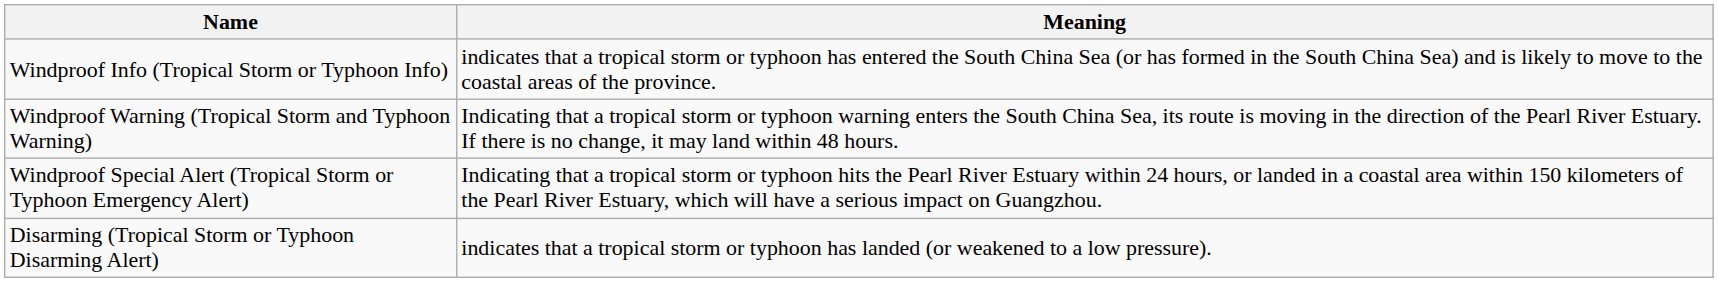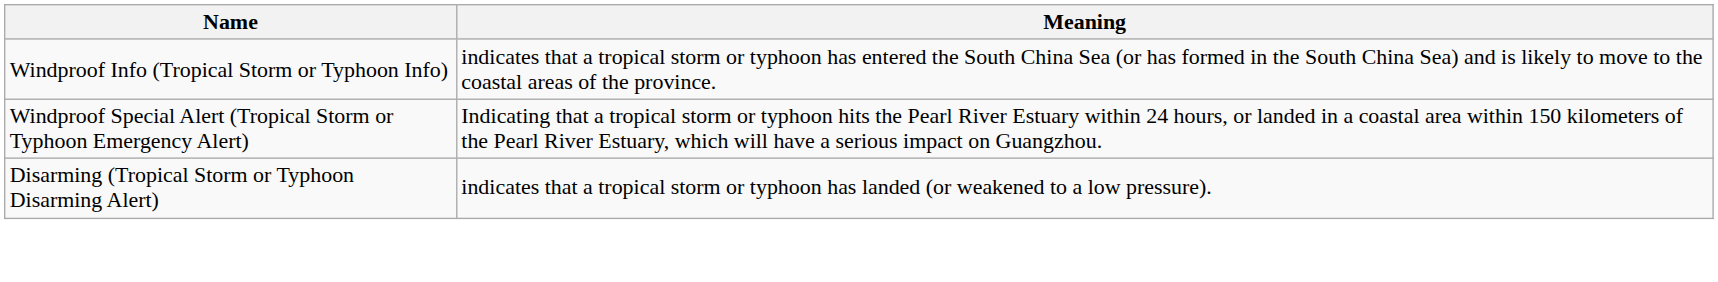- row: (230, 128)
